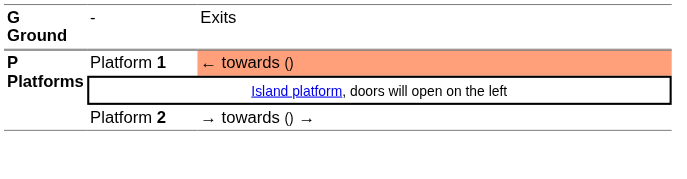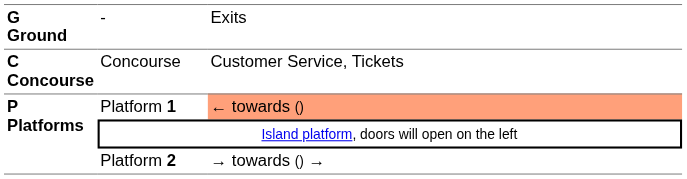+ row: (141, 62)
